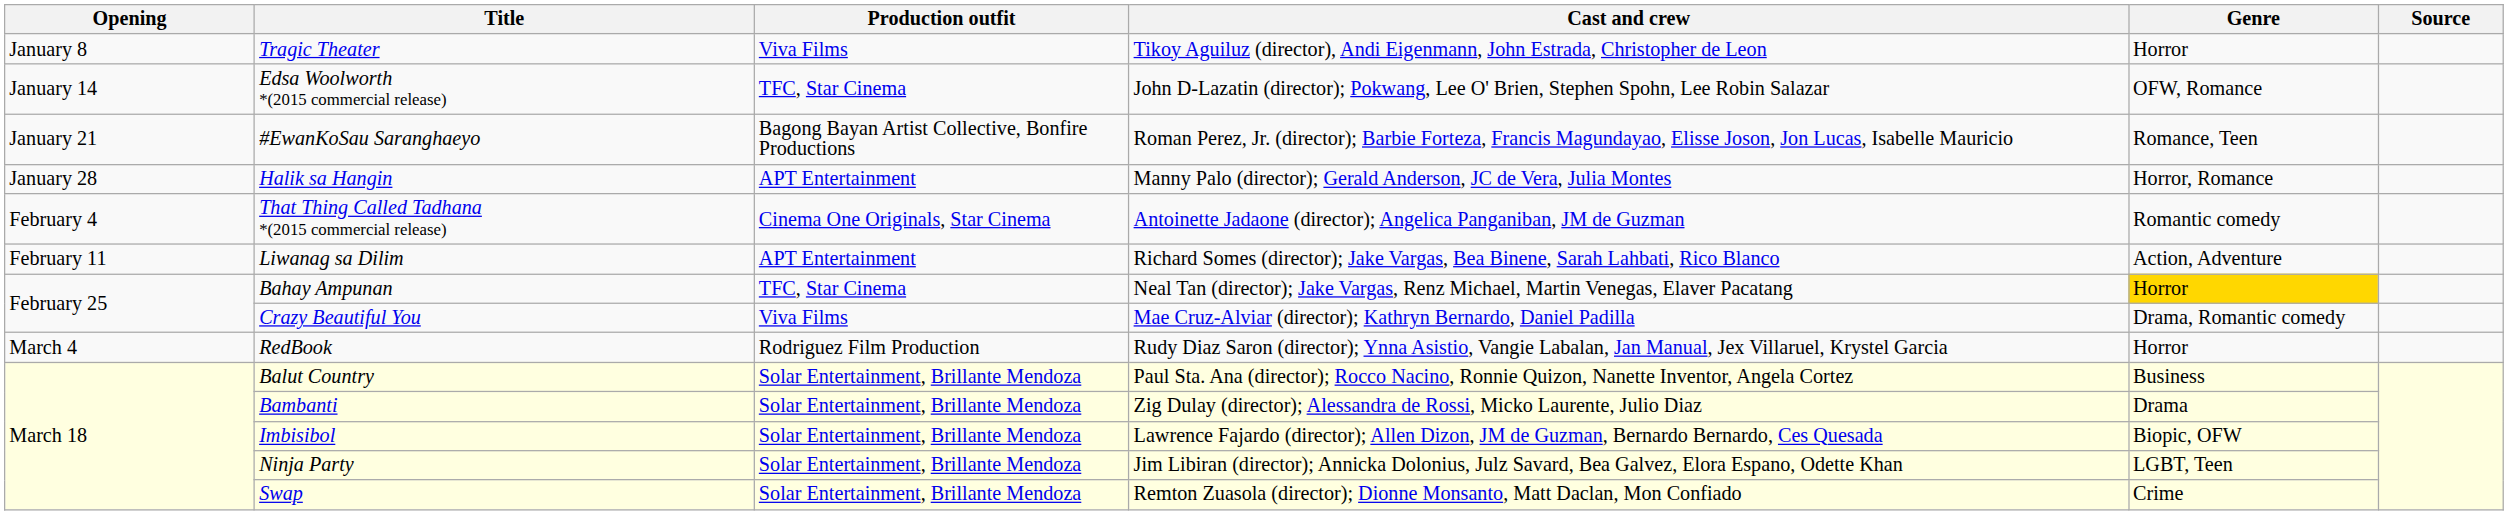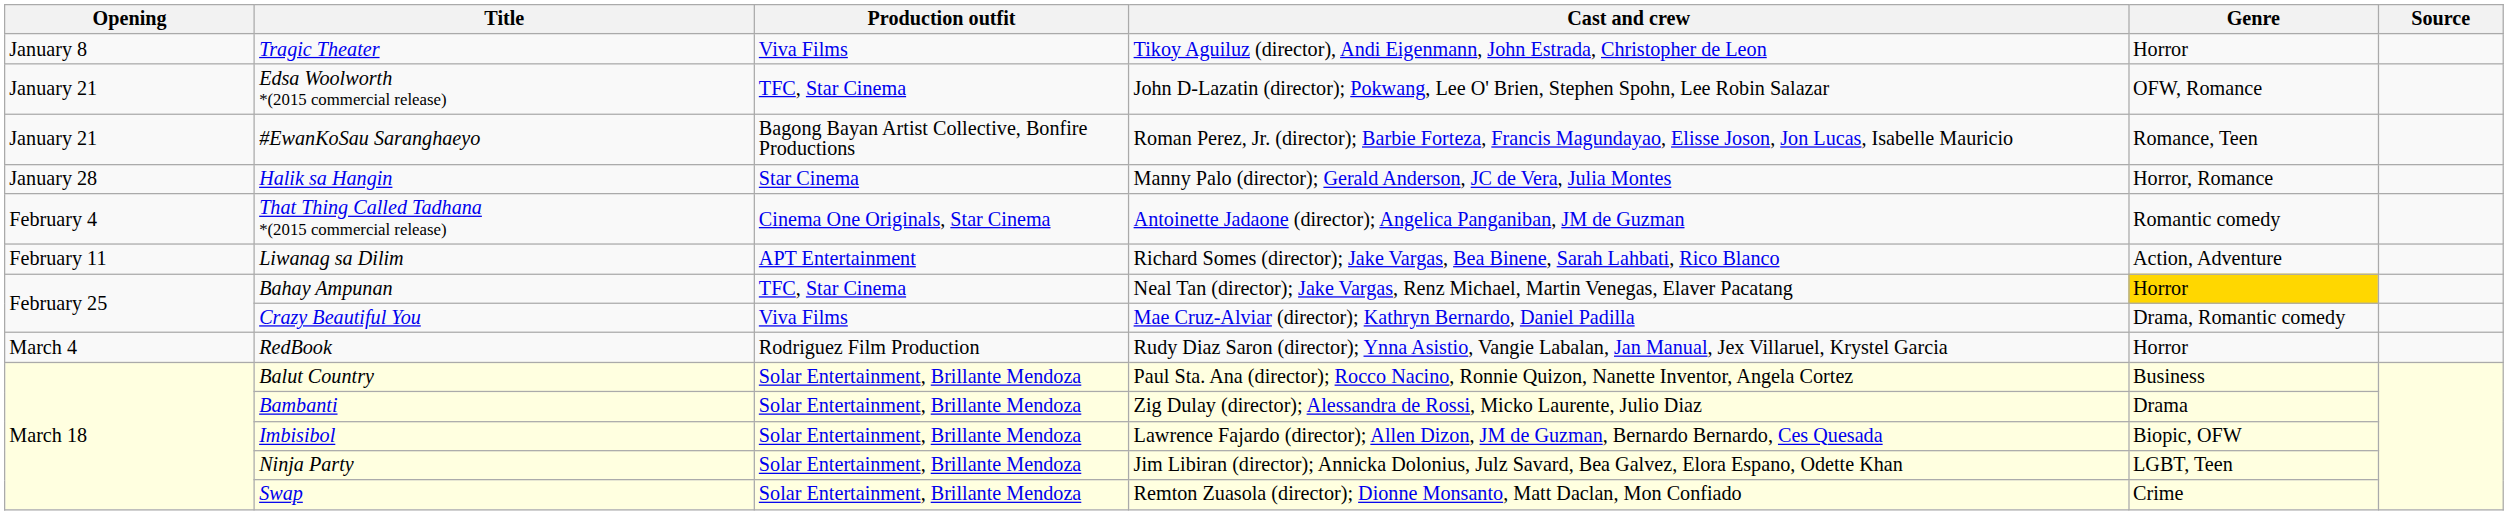(53, 88) January 14 -> (53, 88) January 21
(837, 178) APT Entertainment -> (809, 178) Star Cinema
